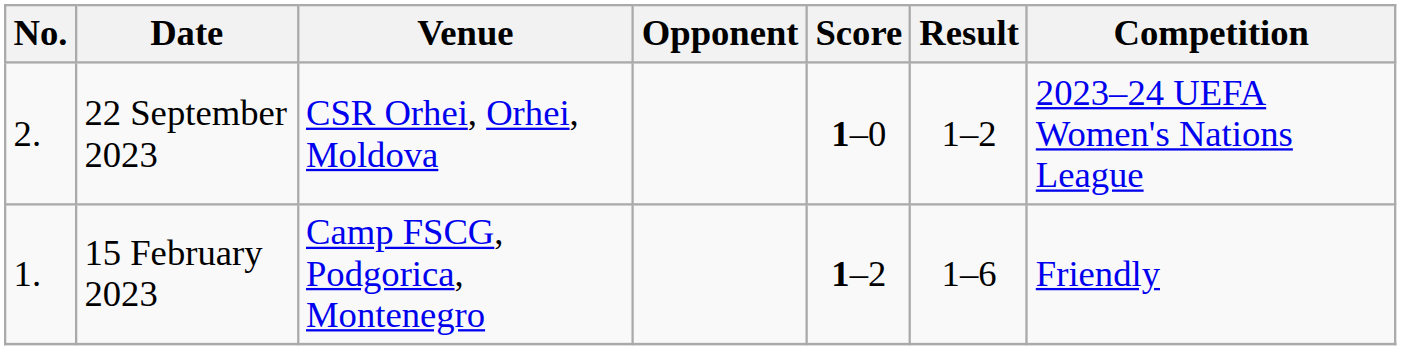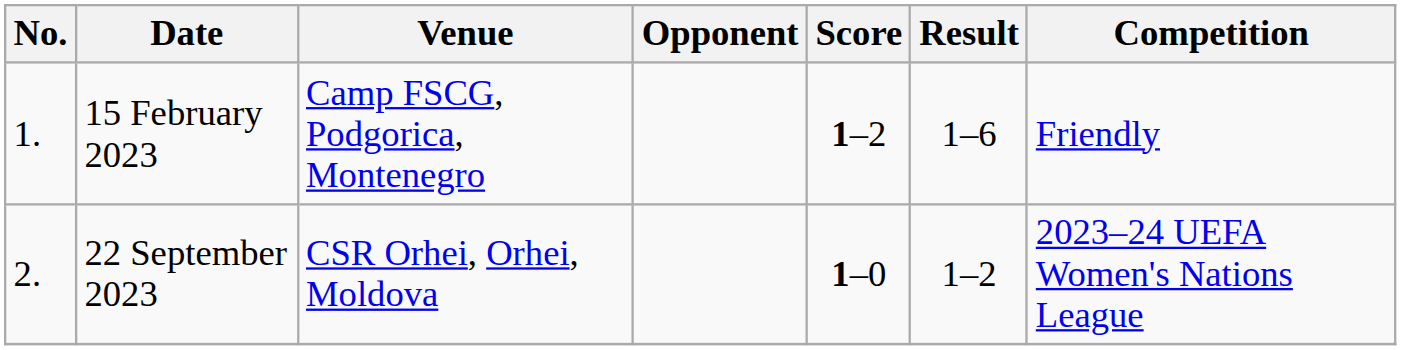rows swapped: (173, 273) <-> (186, 132)
